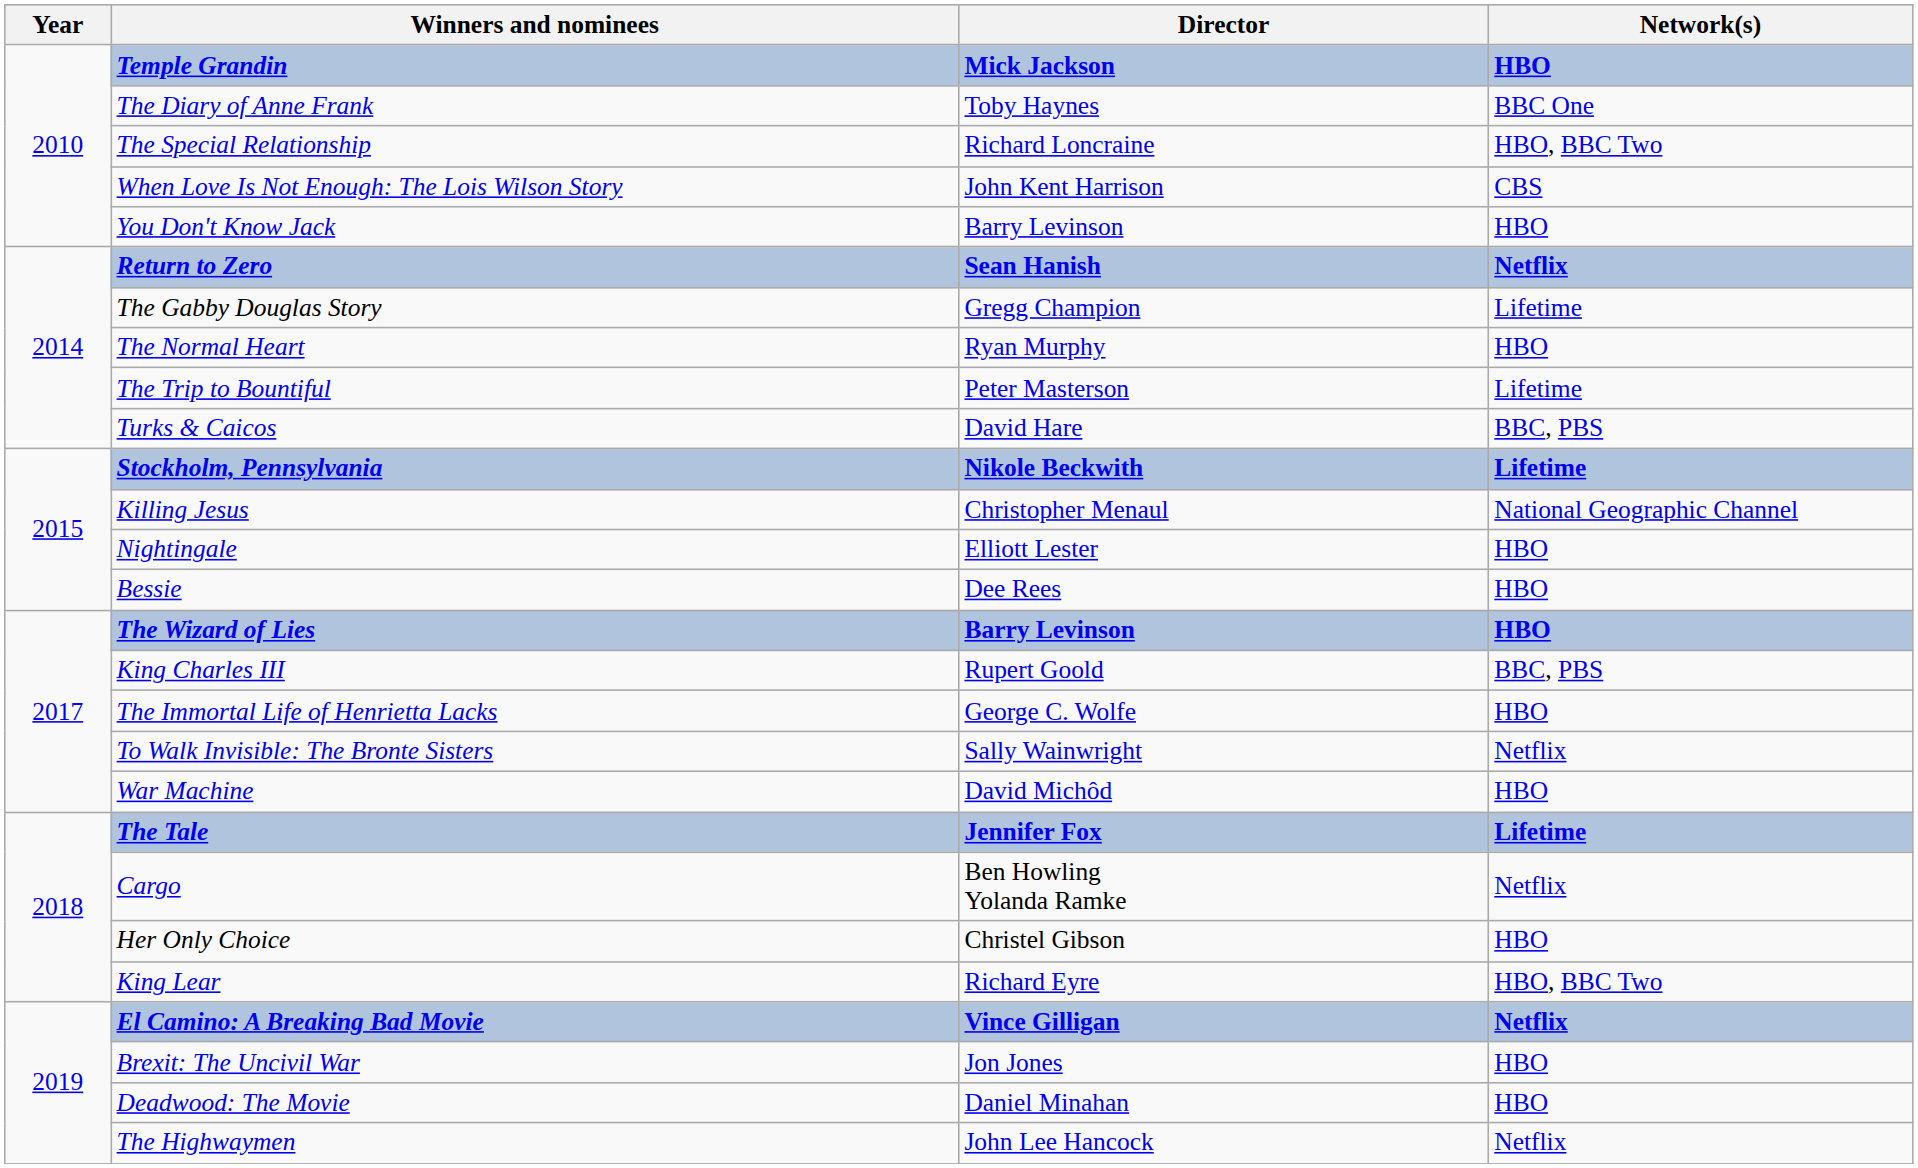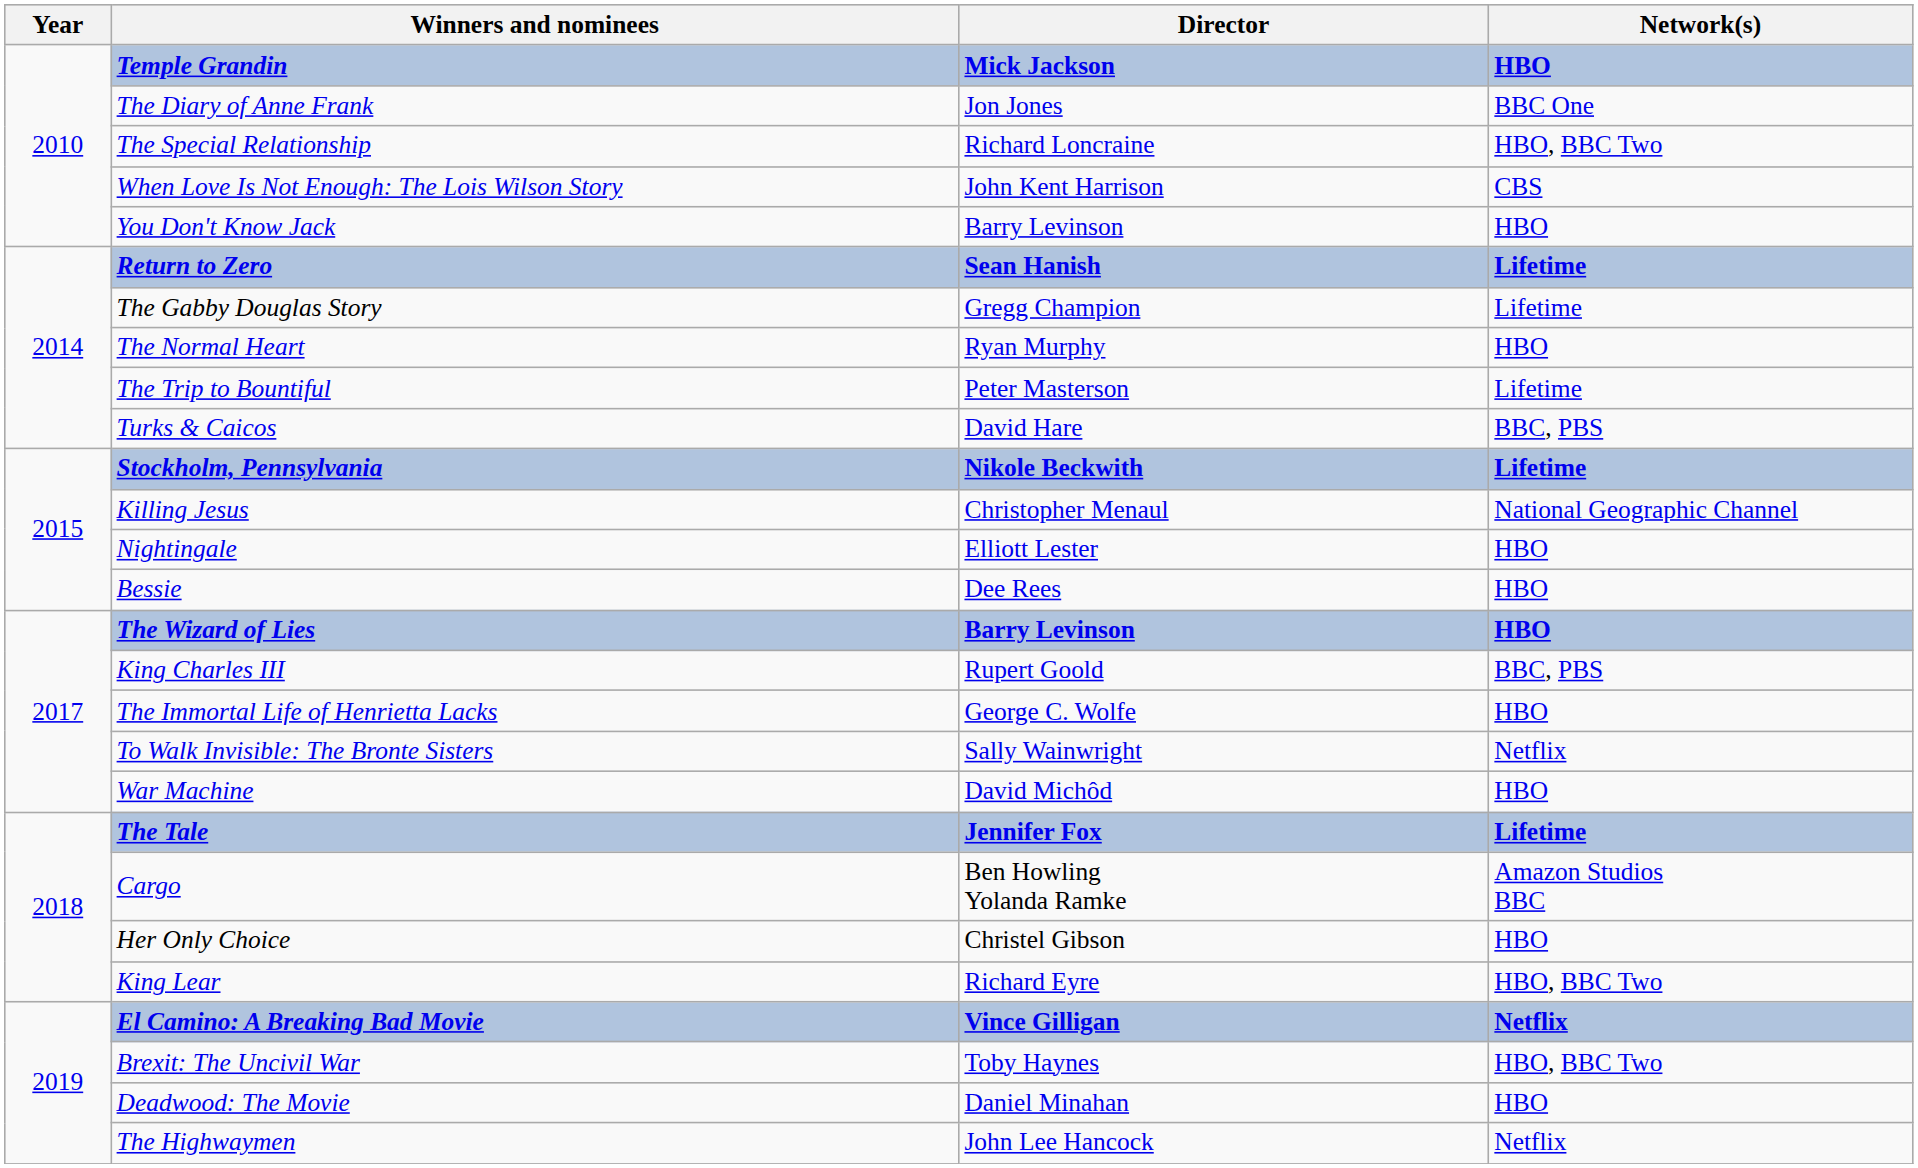(1032, 105) Toby Haynes -> (1014, 105) Jon Jones
(1531, 266) Netflix -> (1540, 266) Lifetime
(1530, 886) Netflix -> (1579, 886) Amazon Studios BBC
(1014, 1061) Jon Jones -> (1032, 1061) Toby Haynes
(1521, 1061) HBO -> (1578, 1061) HBO, BBC Two
